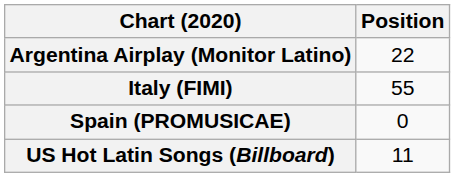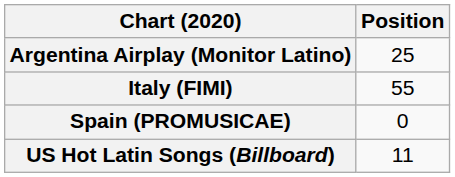(403, 54) 22 -> (403, 54) 25
